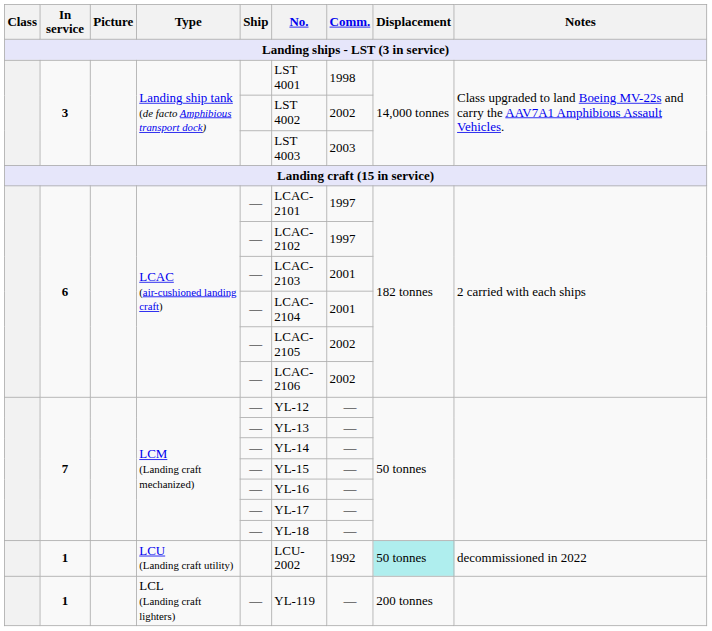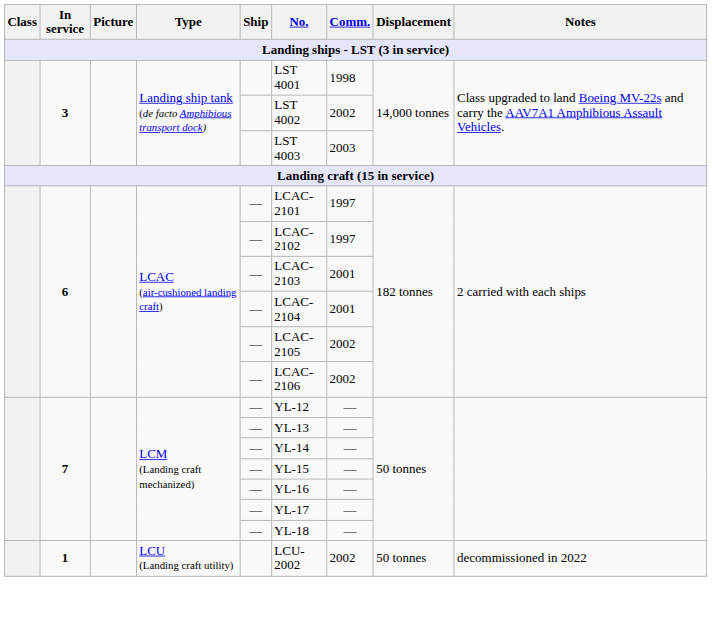(343, 558) 1992 -> (343, 558) 2002
(401, 558) paleturquoise background -> (401, 558) no background
- row: (65, 600)
